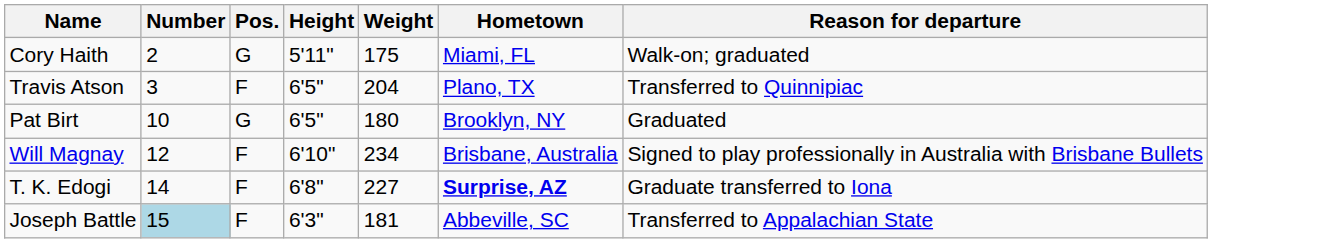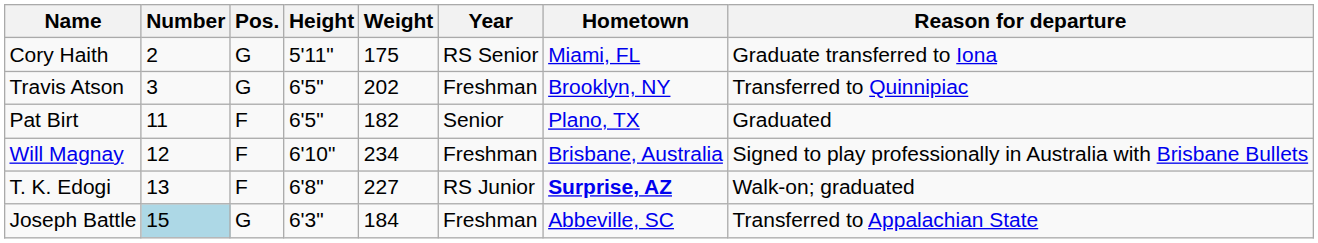+ column: (491, 21)
(718, 54) Walk-on; graduated -> (865, 54) Graduate transferred to Iona
(241, 87) F -> (243, 87) G
(381, 87) 204 -> (381, 87) 202
(489, 87) Plano, TX -> (609, 87) Brooklyn, NY
(158, 120) 10 -> (157, 120) 11
(243, 120) G -> (241, 120) F
(381, 120) 180 -> (381, 120) 182
(504, 120) Brooklyn, NY -> (594, 120) Plano, TX
(158, 187) 14 -> (158, 187) 13
(760, 187) Graduate transferred to Iona -> (824, 187) Walk-on; graduated
(241, 220) F -> (243, 220) G
(381, 220) 181 -> (381, 220) 184
